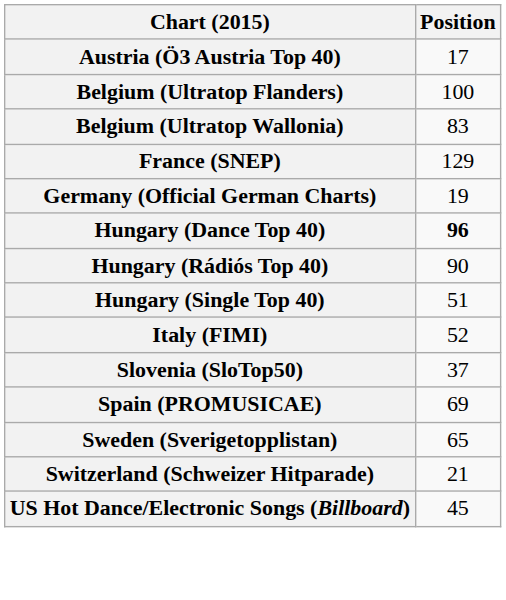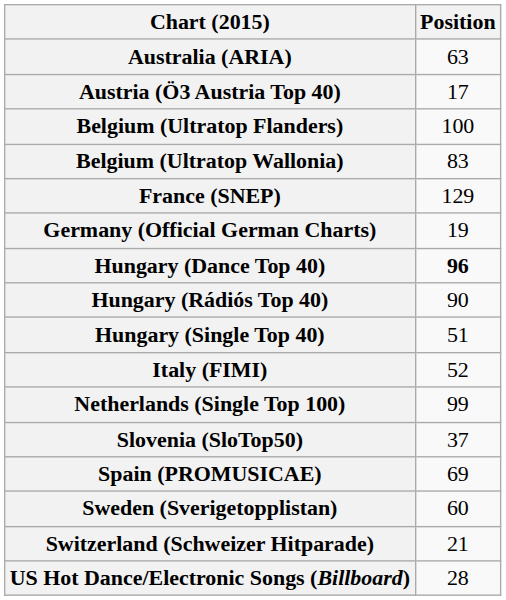+ row: (210, 56)
+ row: (210, 404)
(458, 439) 65 -> (458, 508) 60
(458, 508) 45 -> (458, 578) 28
